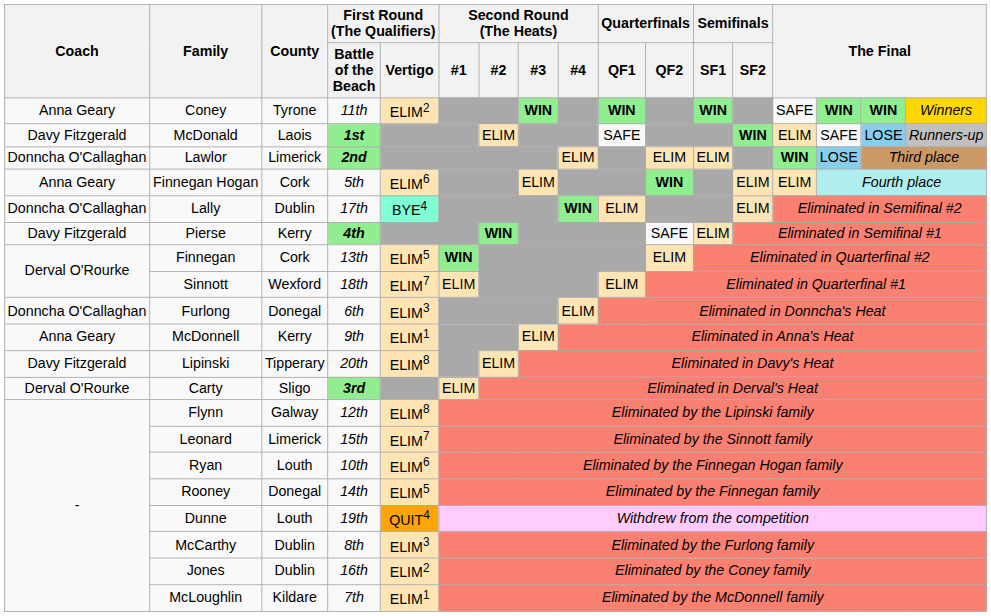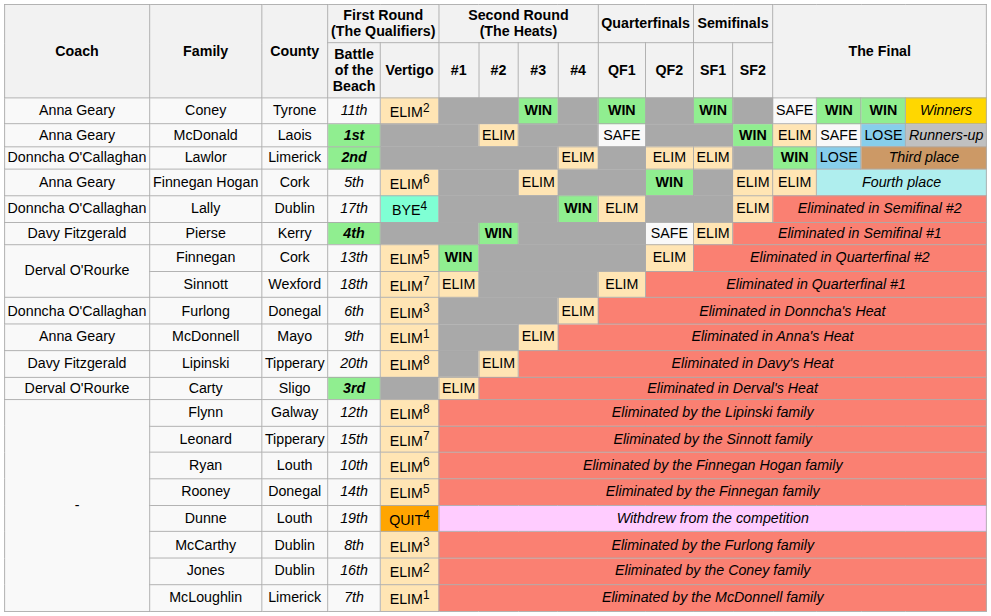(77, 135) Davy Fitzgerald -> (77, 135) Anna Geary
(295, 337) Kerry -> (295, 337) Mayo
(295, 439) Limerick -> (295, 439) Tipperary
(295, 597) Kildare -> (295, 597) Limerick
